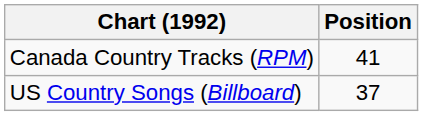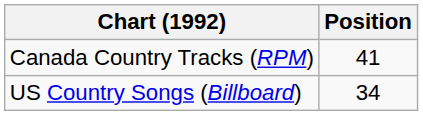(368, 92) 37 -> (368, 92) 34
